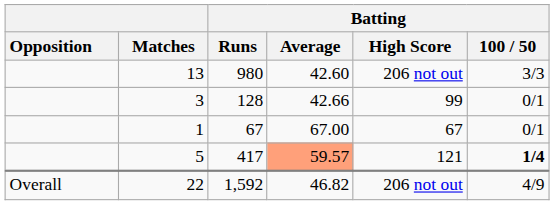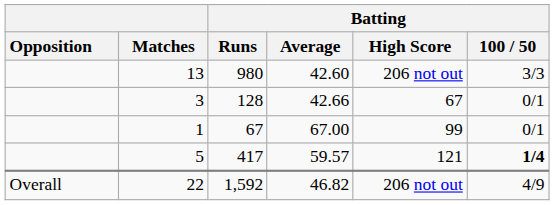(454, 101) 99 -> (454, 101) 67
(454, 128) 67 -> (454, 128) 99
(330, 156) lightsalmon background -> (330, 156) no background
